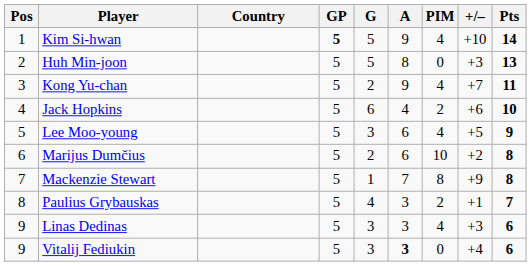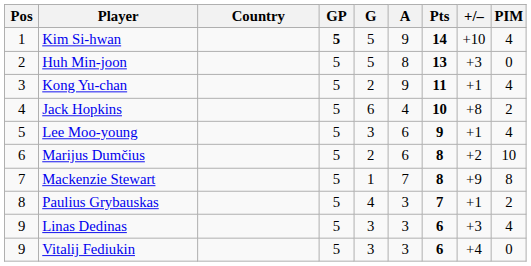columns swapped: (509, 16) <-> (440, 16)
(475, 86) +7 -> (474, 86) +1
(475, 109) +6 -> (474, 109) +8
(475, 132) +5 -> (474, 132) +1
(405, 249) bold -> (405, 249) normal
